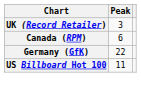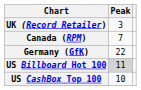(120, 38) 6 -> (120, 38) 7
(120, 65) no background -> (120, 65) lightgrey background
+ row: (56, 79)
